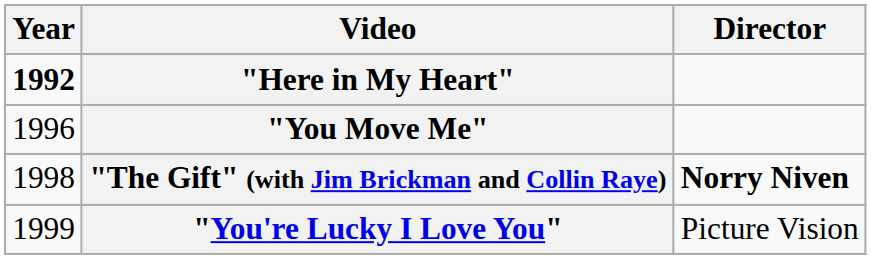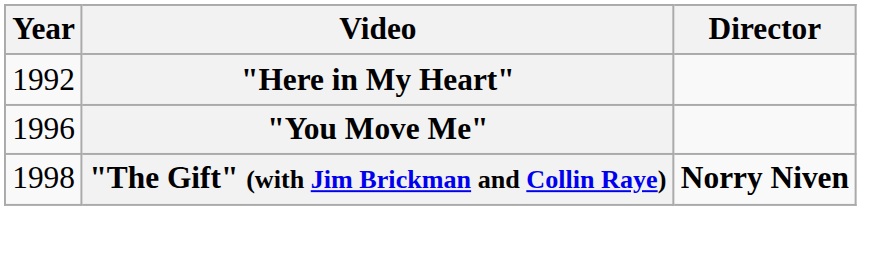(44, 79) bold -> (44, 79) normal
- row: (378, 228)
